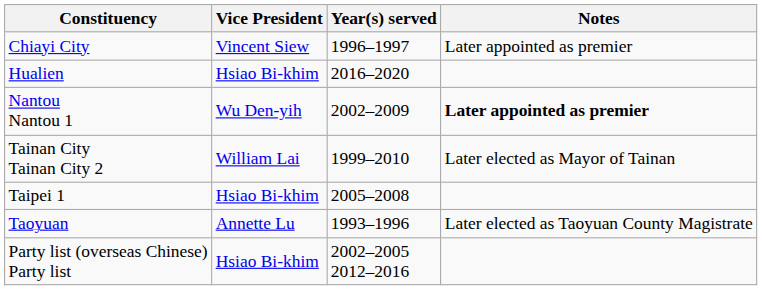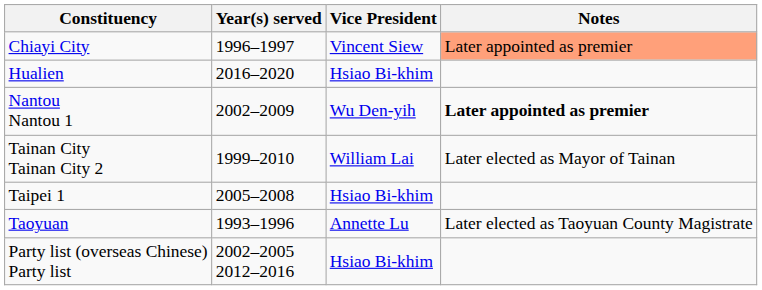columns swapped: (269, 18) <-> (384, 18)
(539, 45) no background -> (539, 45) lightsalmon background
